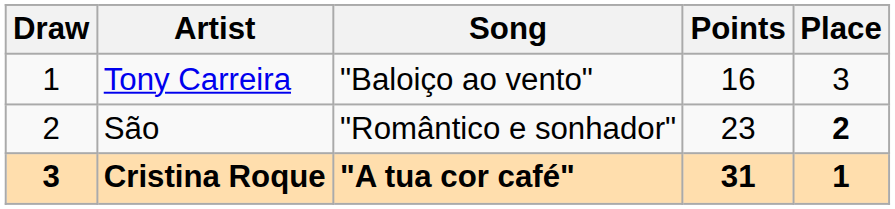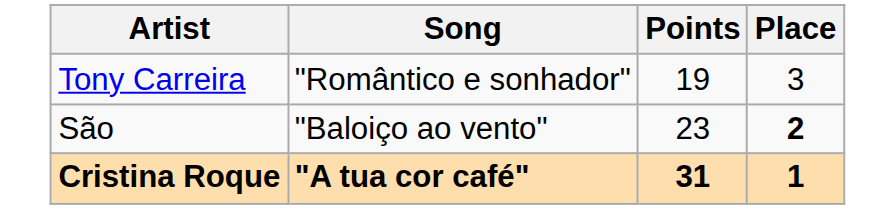- column: (51, 29)
(466, 78) "Baloiço ao vento" -> (463, 78) "Romântico e sonhador"
(738, 78) 16 -> (693, 78) 19
(508, 128) "Romântico e sonhador" -> (421, 128) "Baloiço ao vento"
